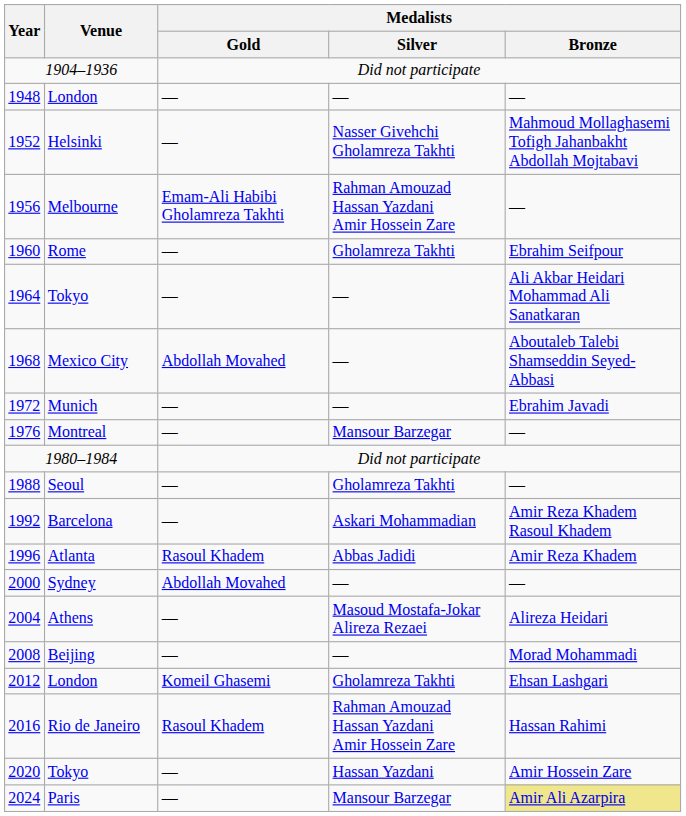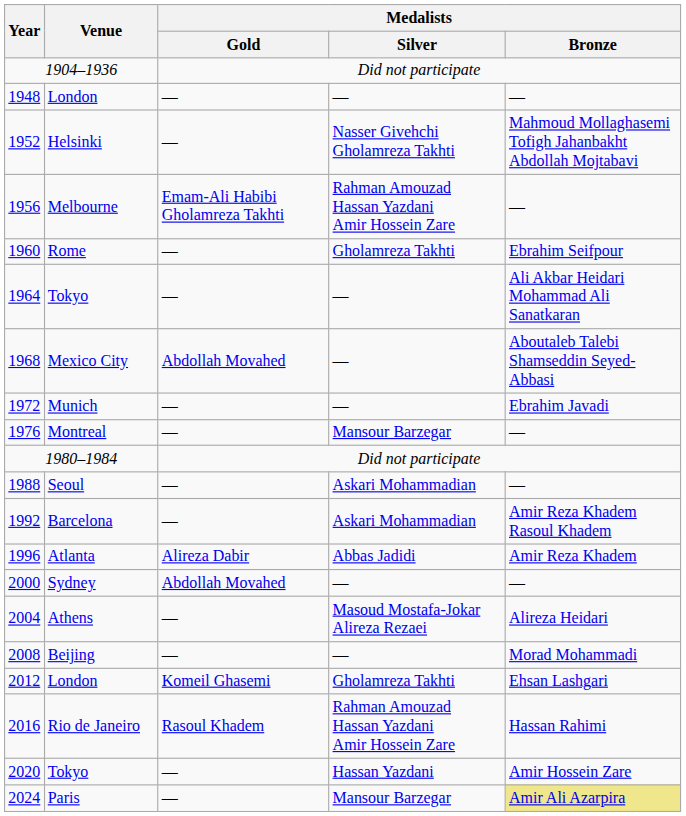(394, 485) Gholamreza Takhti -> (404, 485) Askari Mohammadian
(213, 556) Rasoul Khadem -> (205, 556) Alireza Dabir
